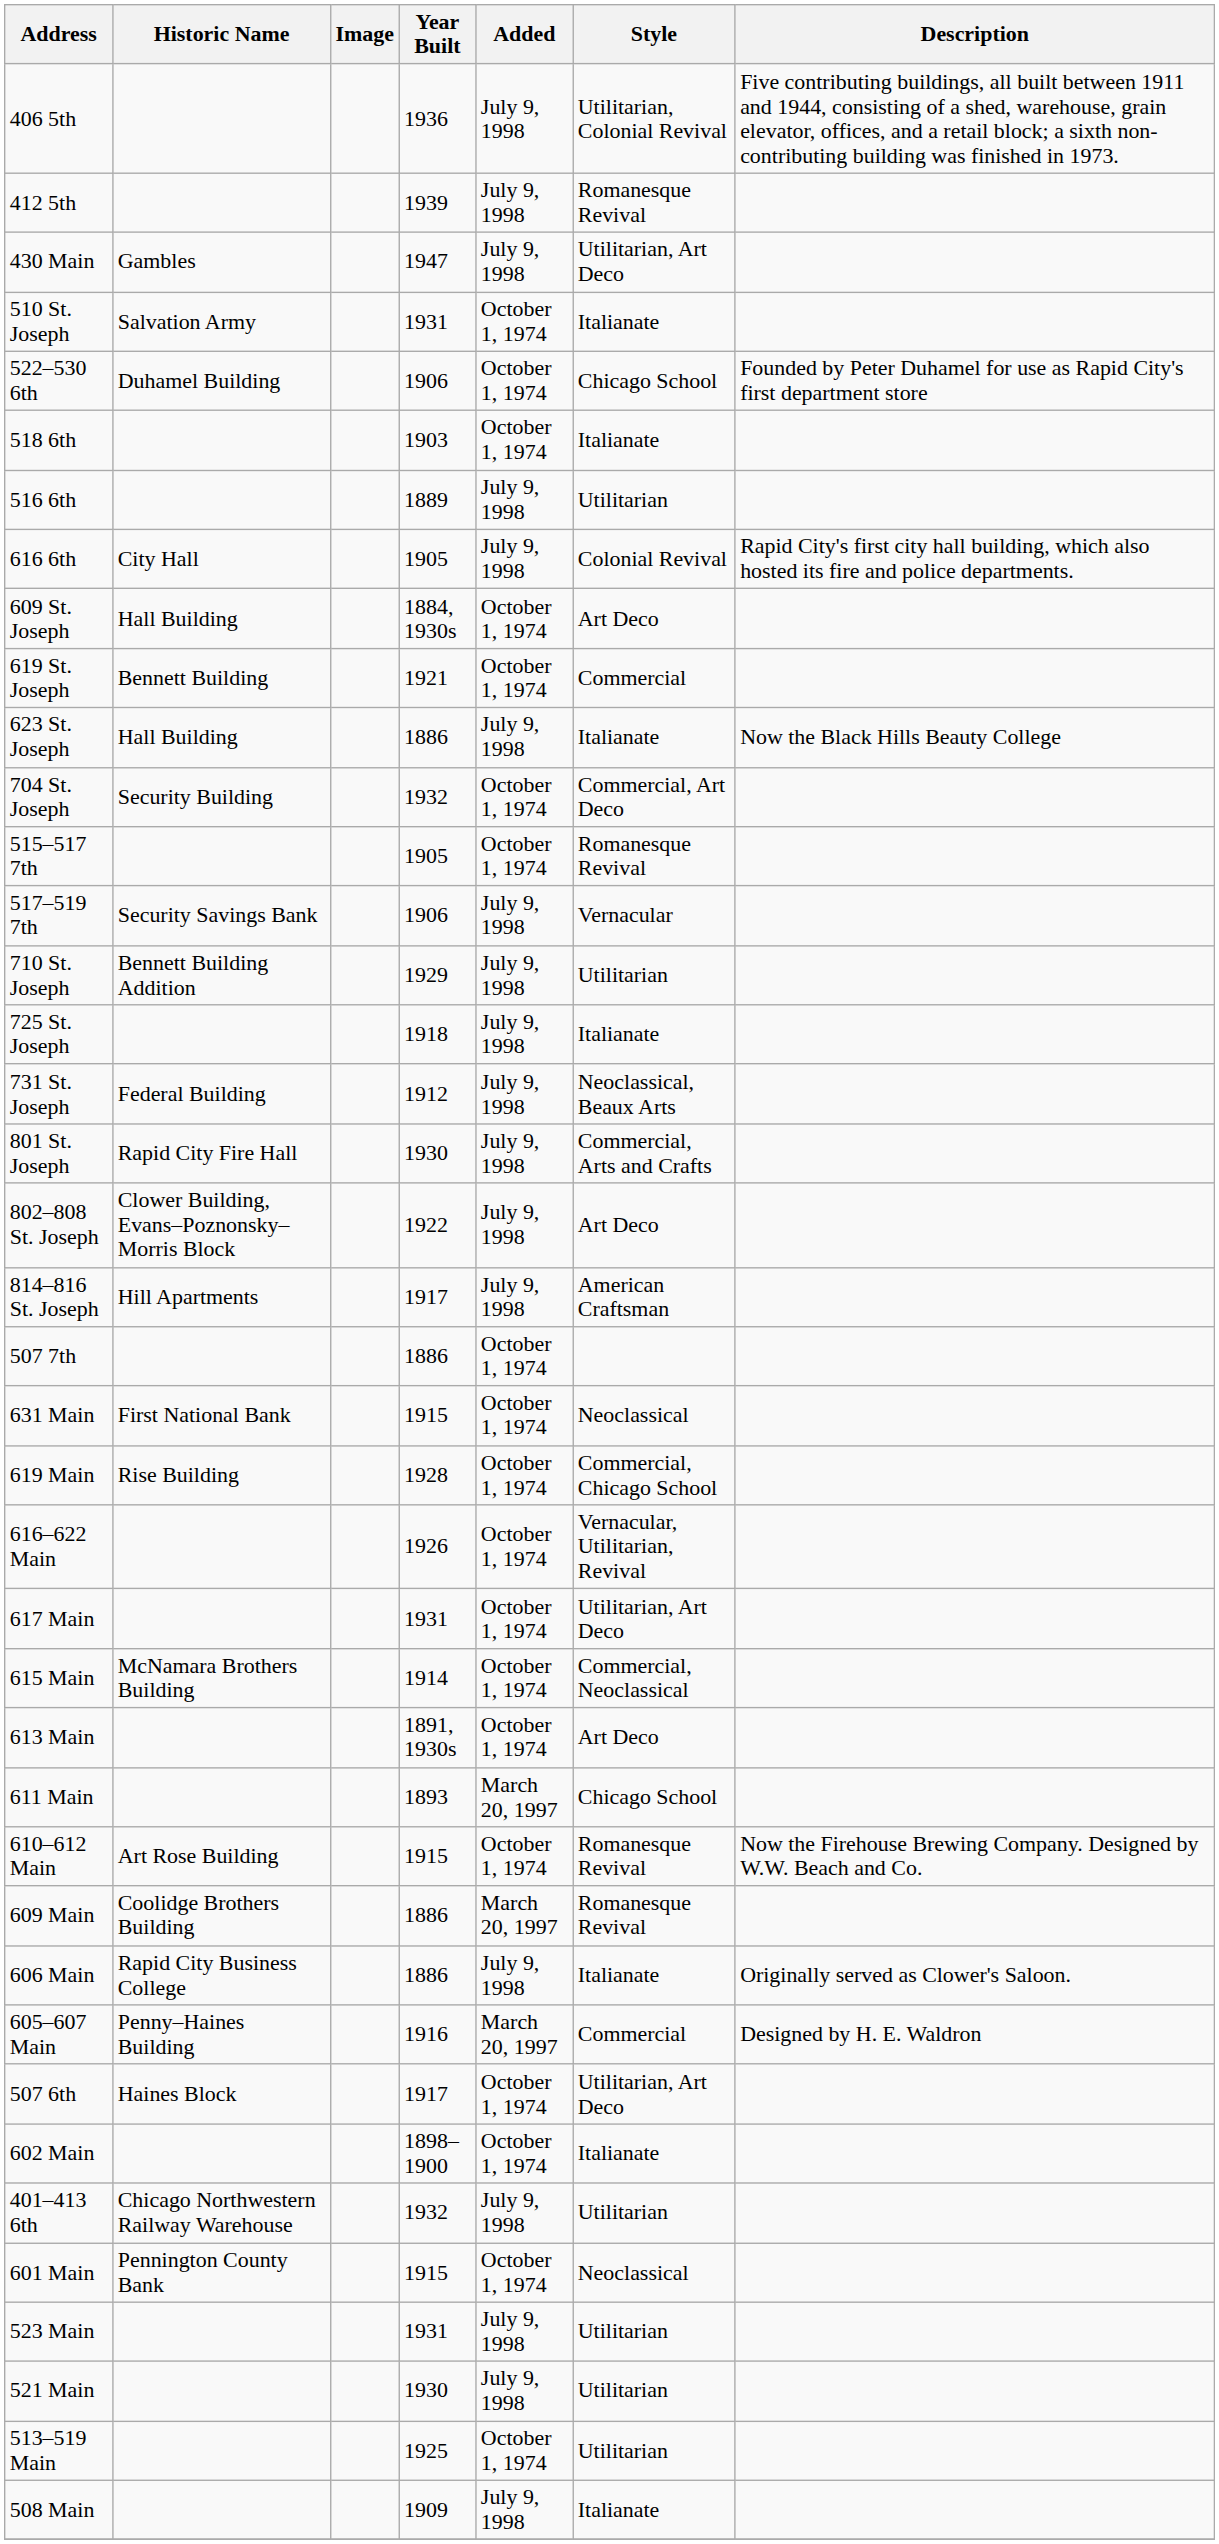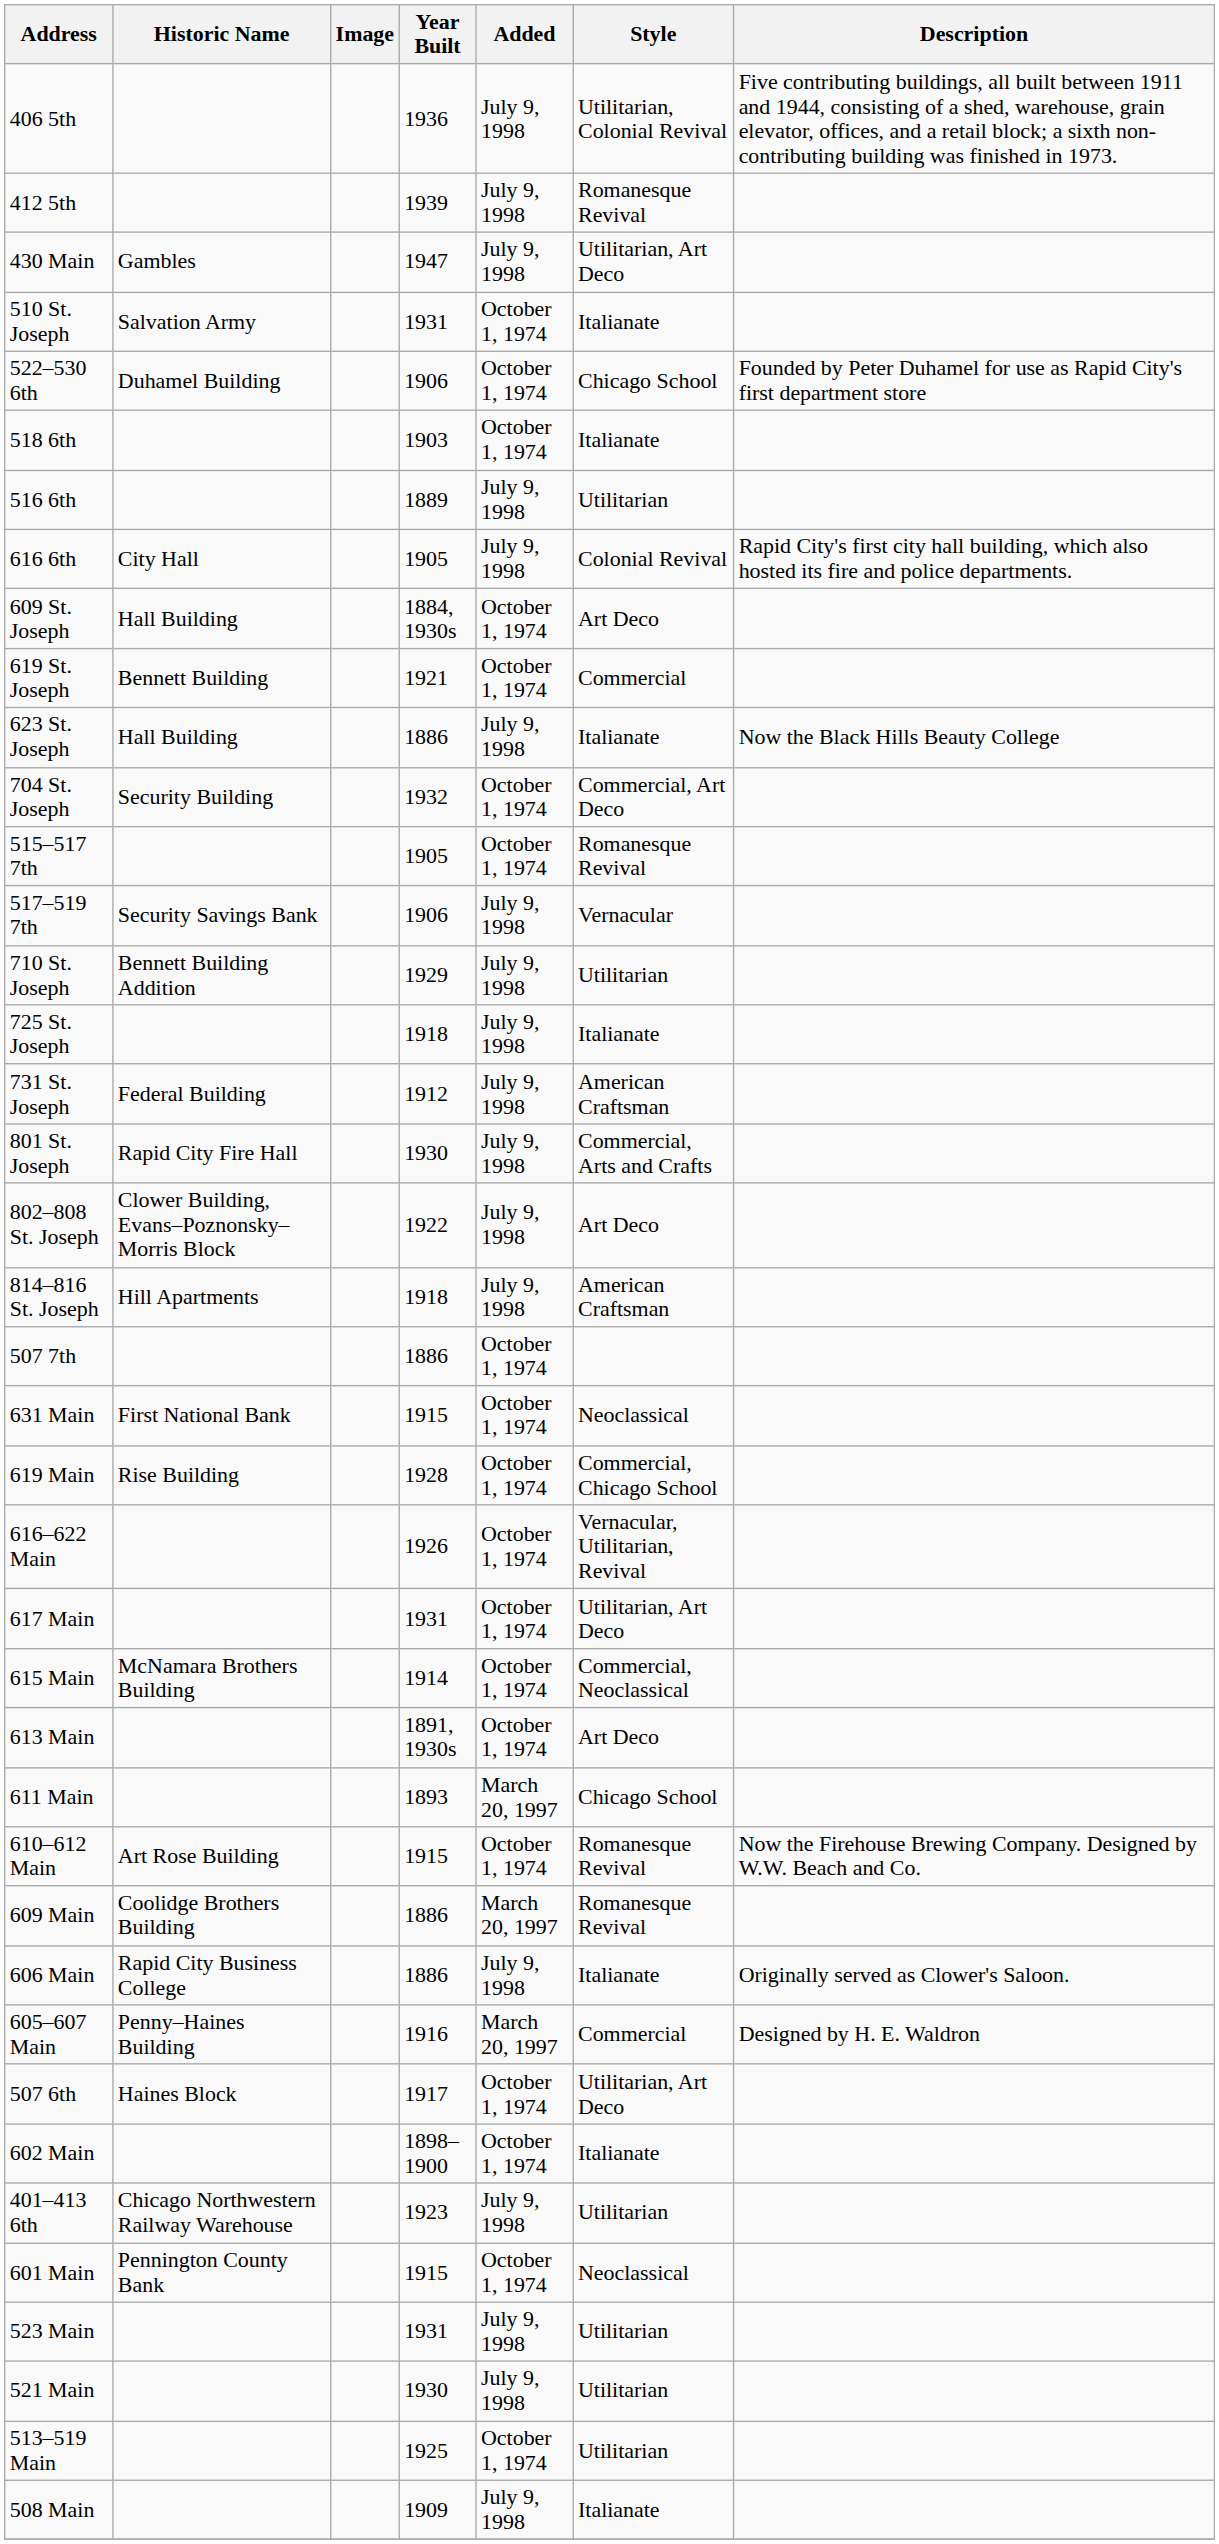(636, 1093) Neoclassical, Beaux Arts -> (624, 1093) American Craftsman
(426, 1296) 1917 -> (426, 1296) 1918
(426, 2212) 1932 -> (426, 2212) 1923
